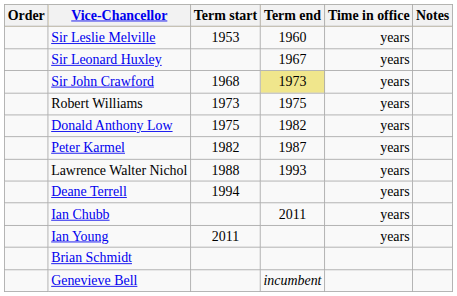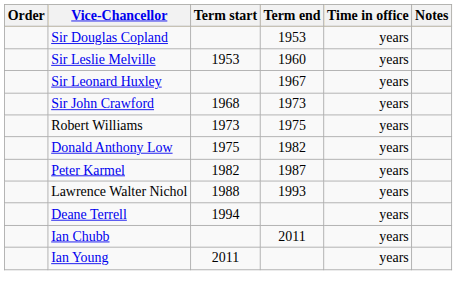+ row: (110, 37)
(292, 81) khaki background -> (292, 103) no background
- row: (92, 258)
- row: (94, 280)
